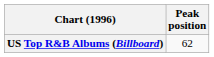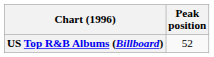(187, 43) 62 -> (187, 43) 52
